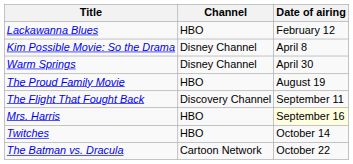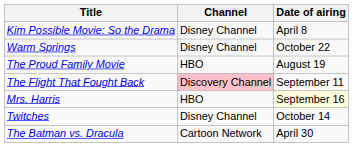- row: (53, 30)
(295, 64) April 30 -> (303, 47) October 22
(226, 99) no background -> (226, 82) pink background
(192, 133) HBO -> (218, 116) Disney Channel
(303, 151) October 22 -> (295, 133) April 30
